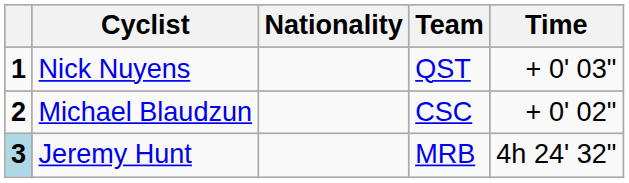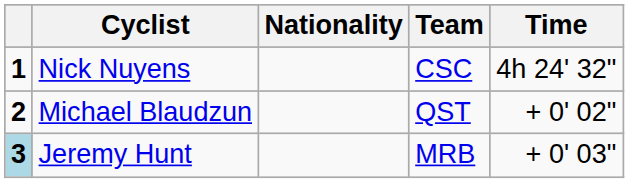(443, 68) QST -> (444, 68) CSC
(571, 68) + 0' 03" -> (556, 68) 4h 24' 32"
(444, 111) CSC -> (443, 111) QST
(556, 154) 4h 24' 32" -> (571, 154) + 0' 03"
